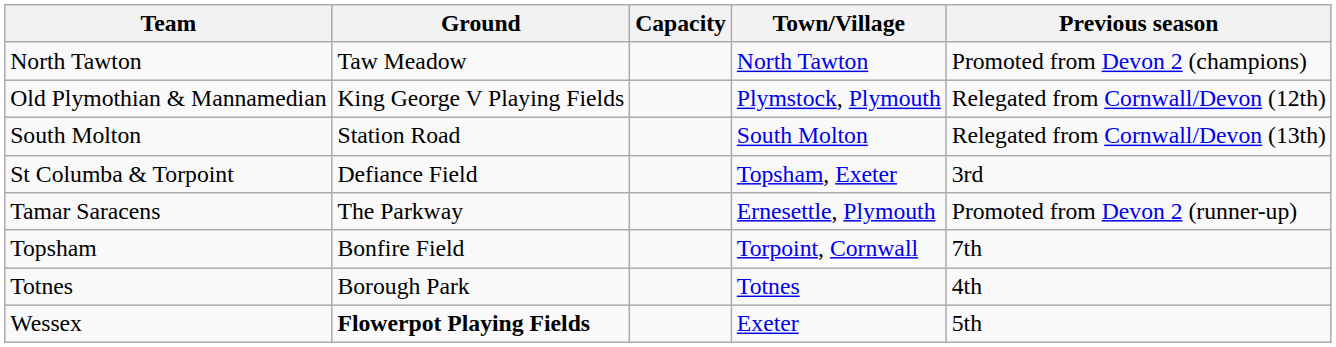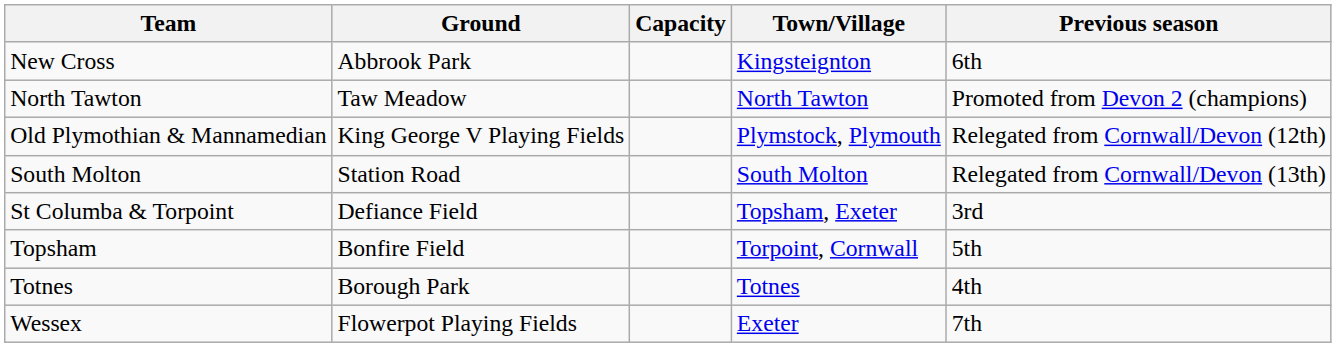+ row: (62, 60)
- row: (85, 211)
(967, 248) 7th -> (967, 248) 5th
(464, 323) bold -> (457, 323) normal
(967, 323) 5th -> (967, 323) 7th
